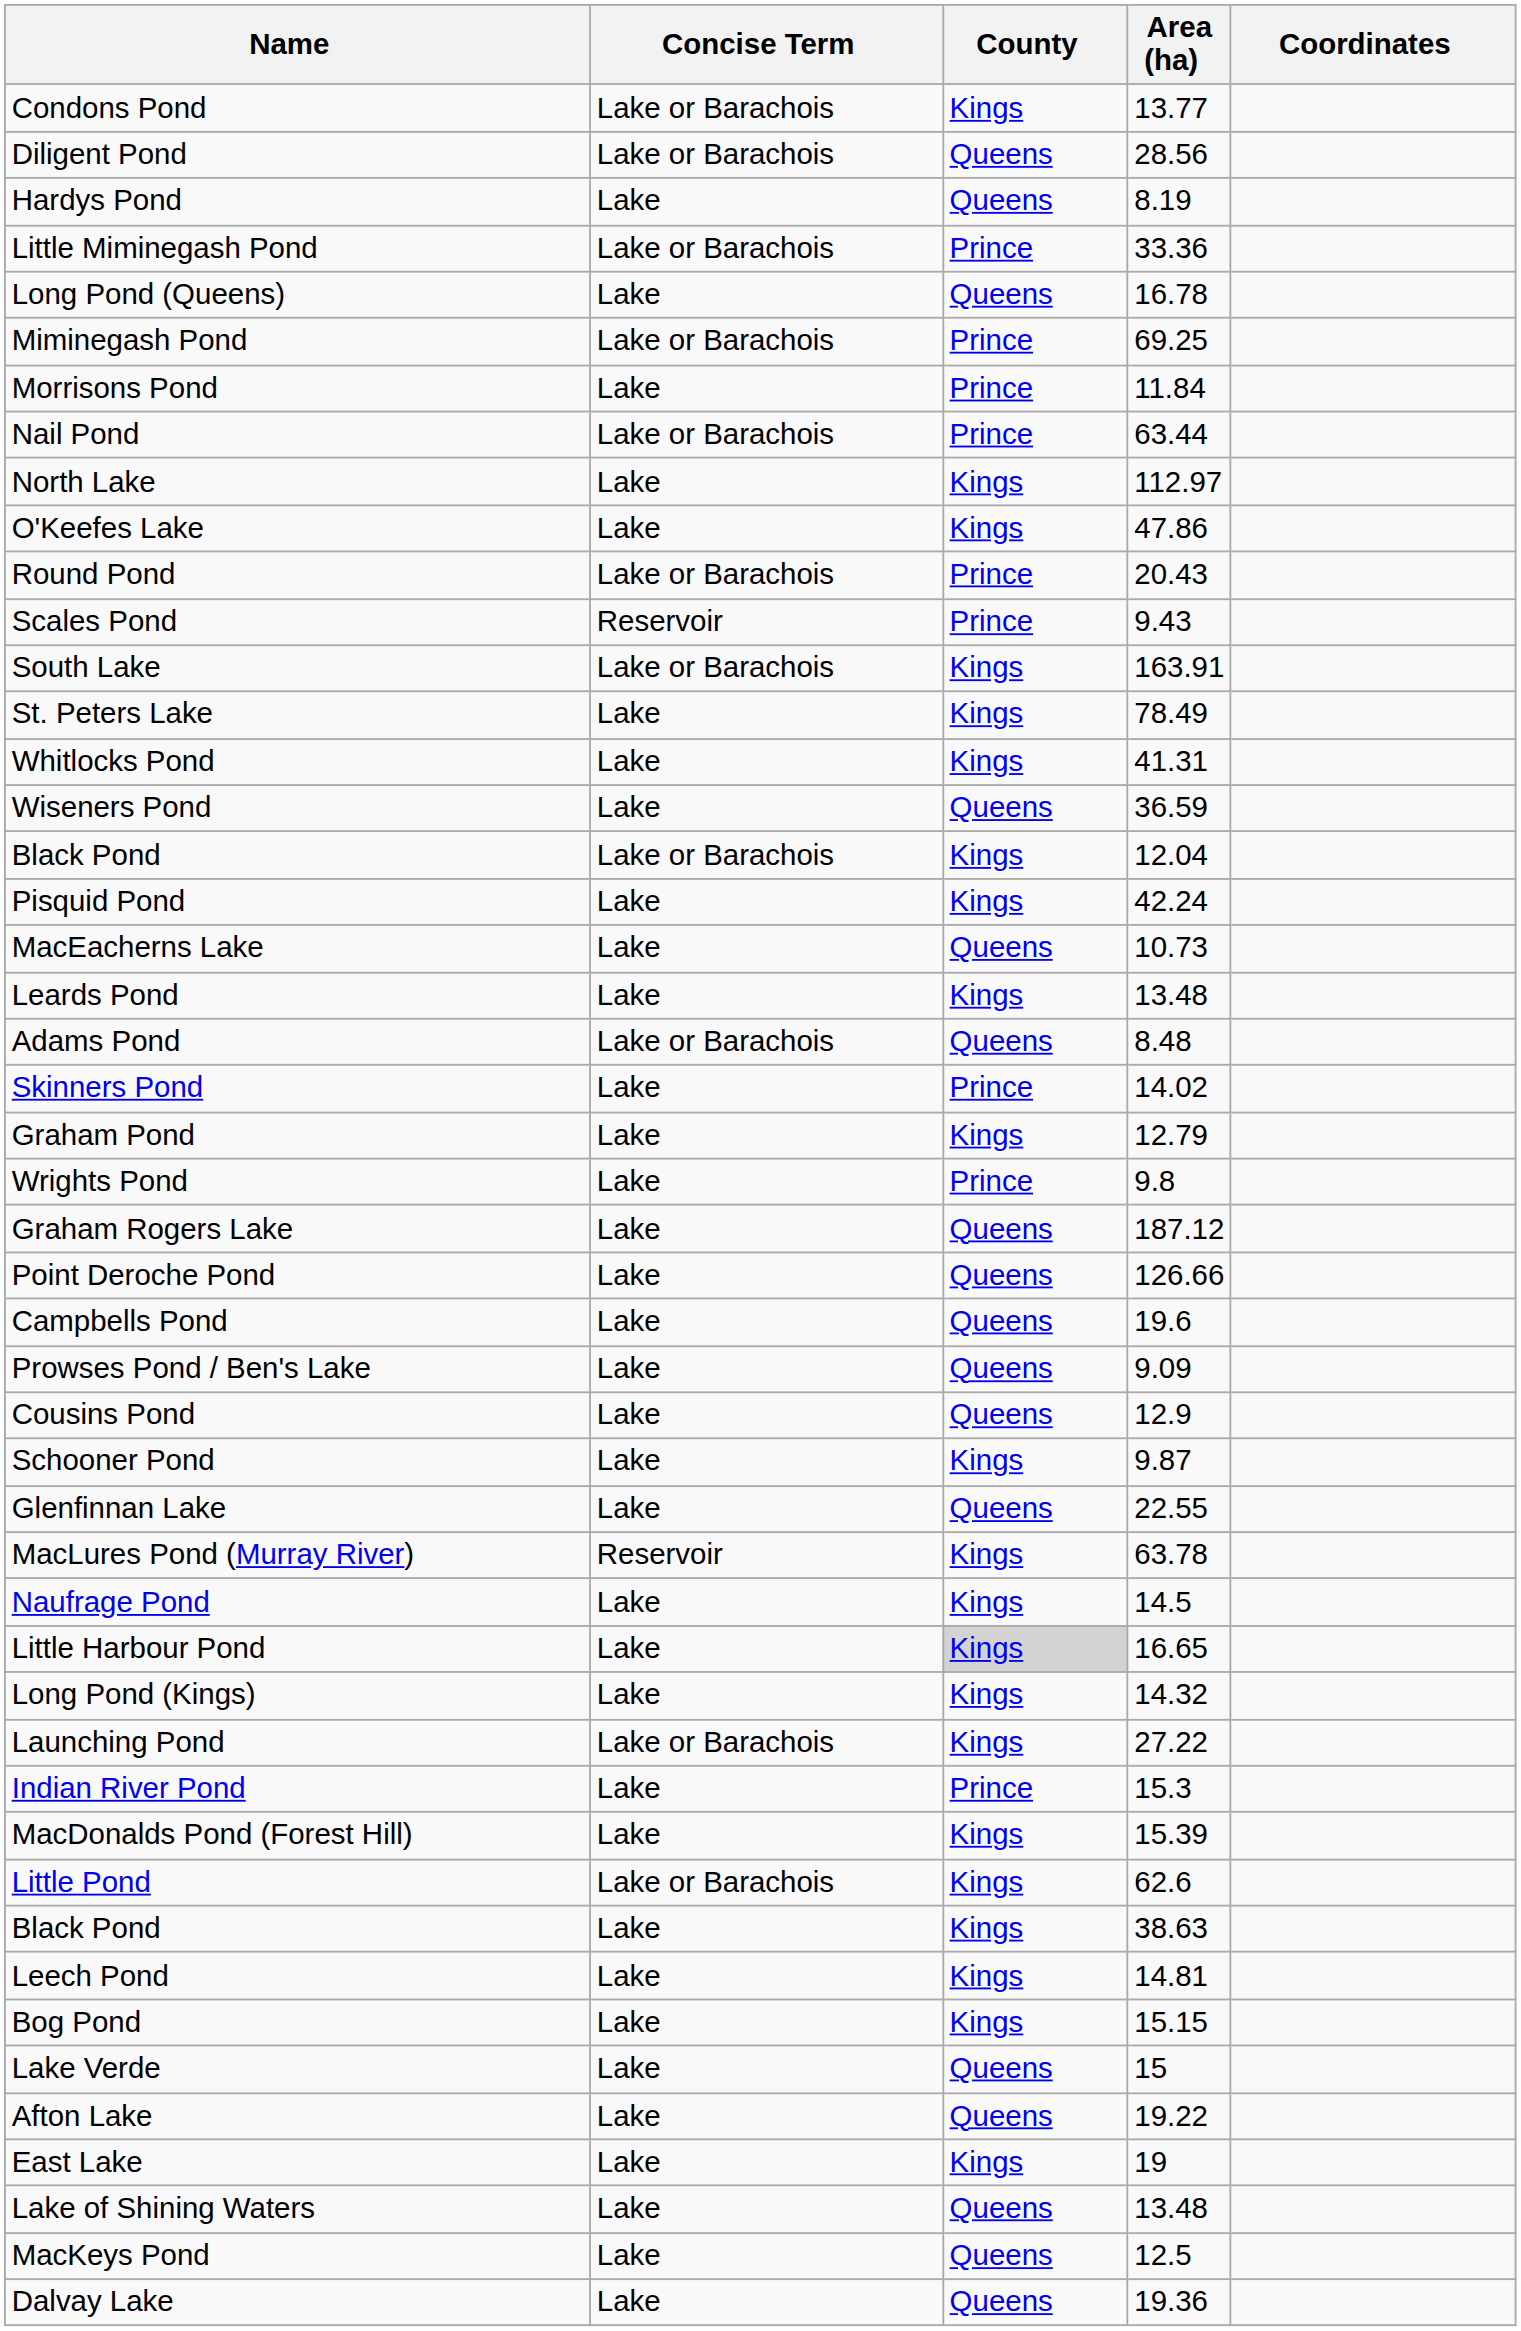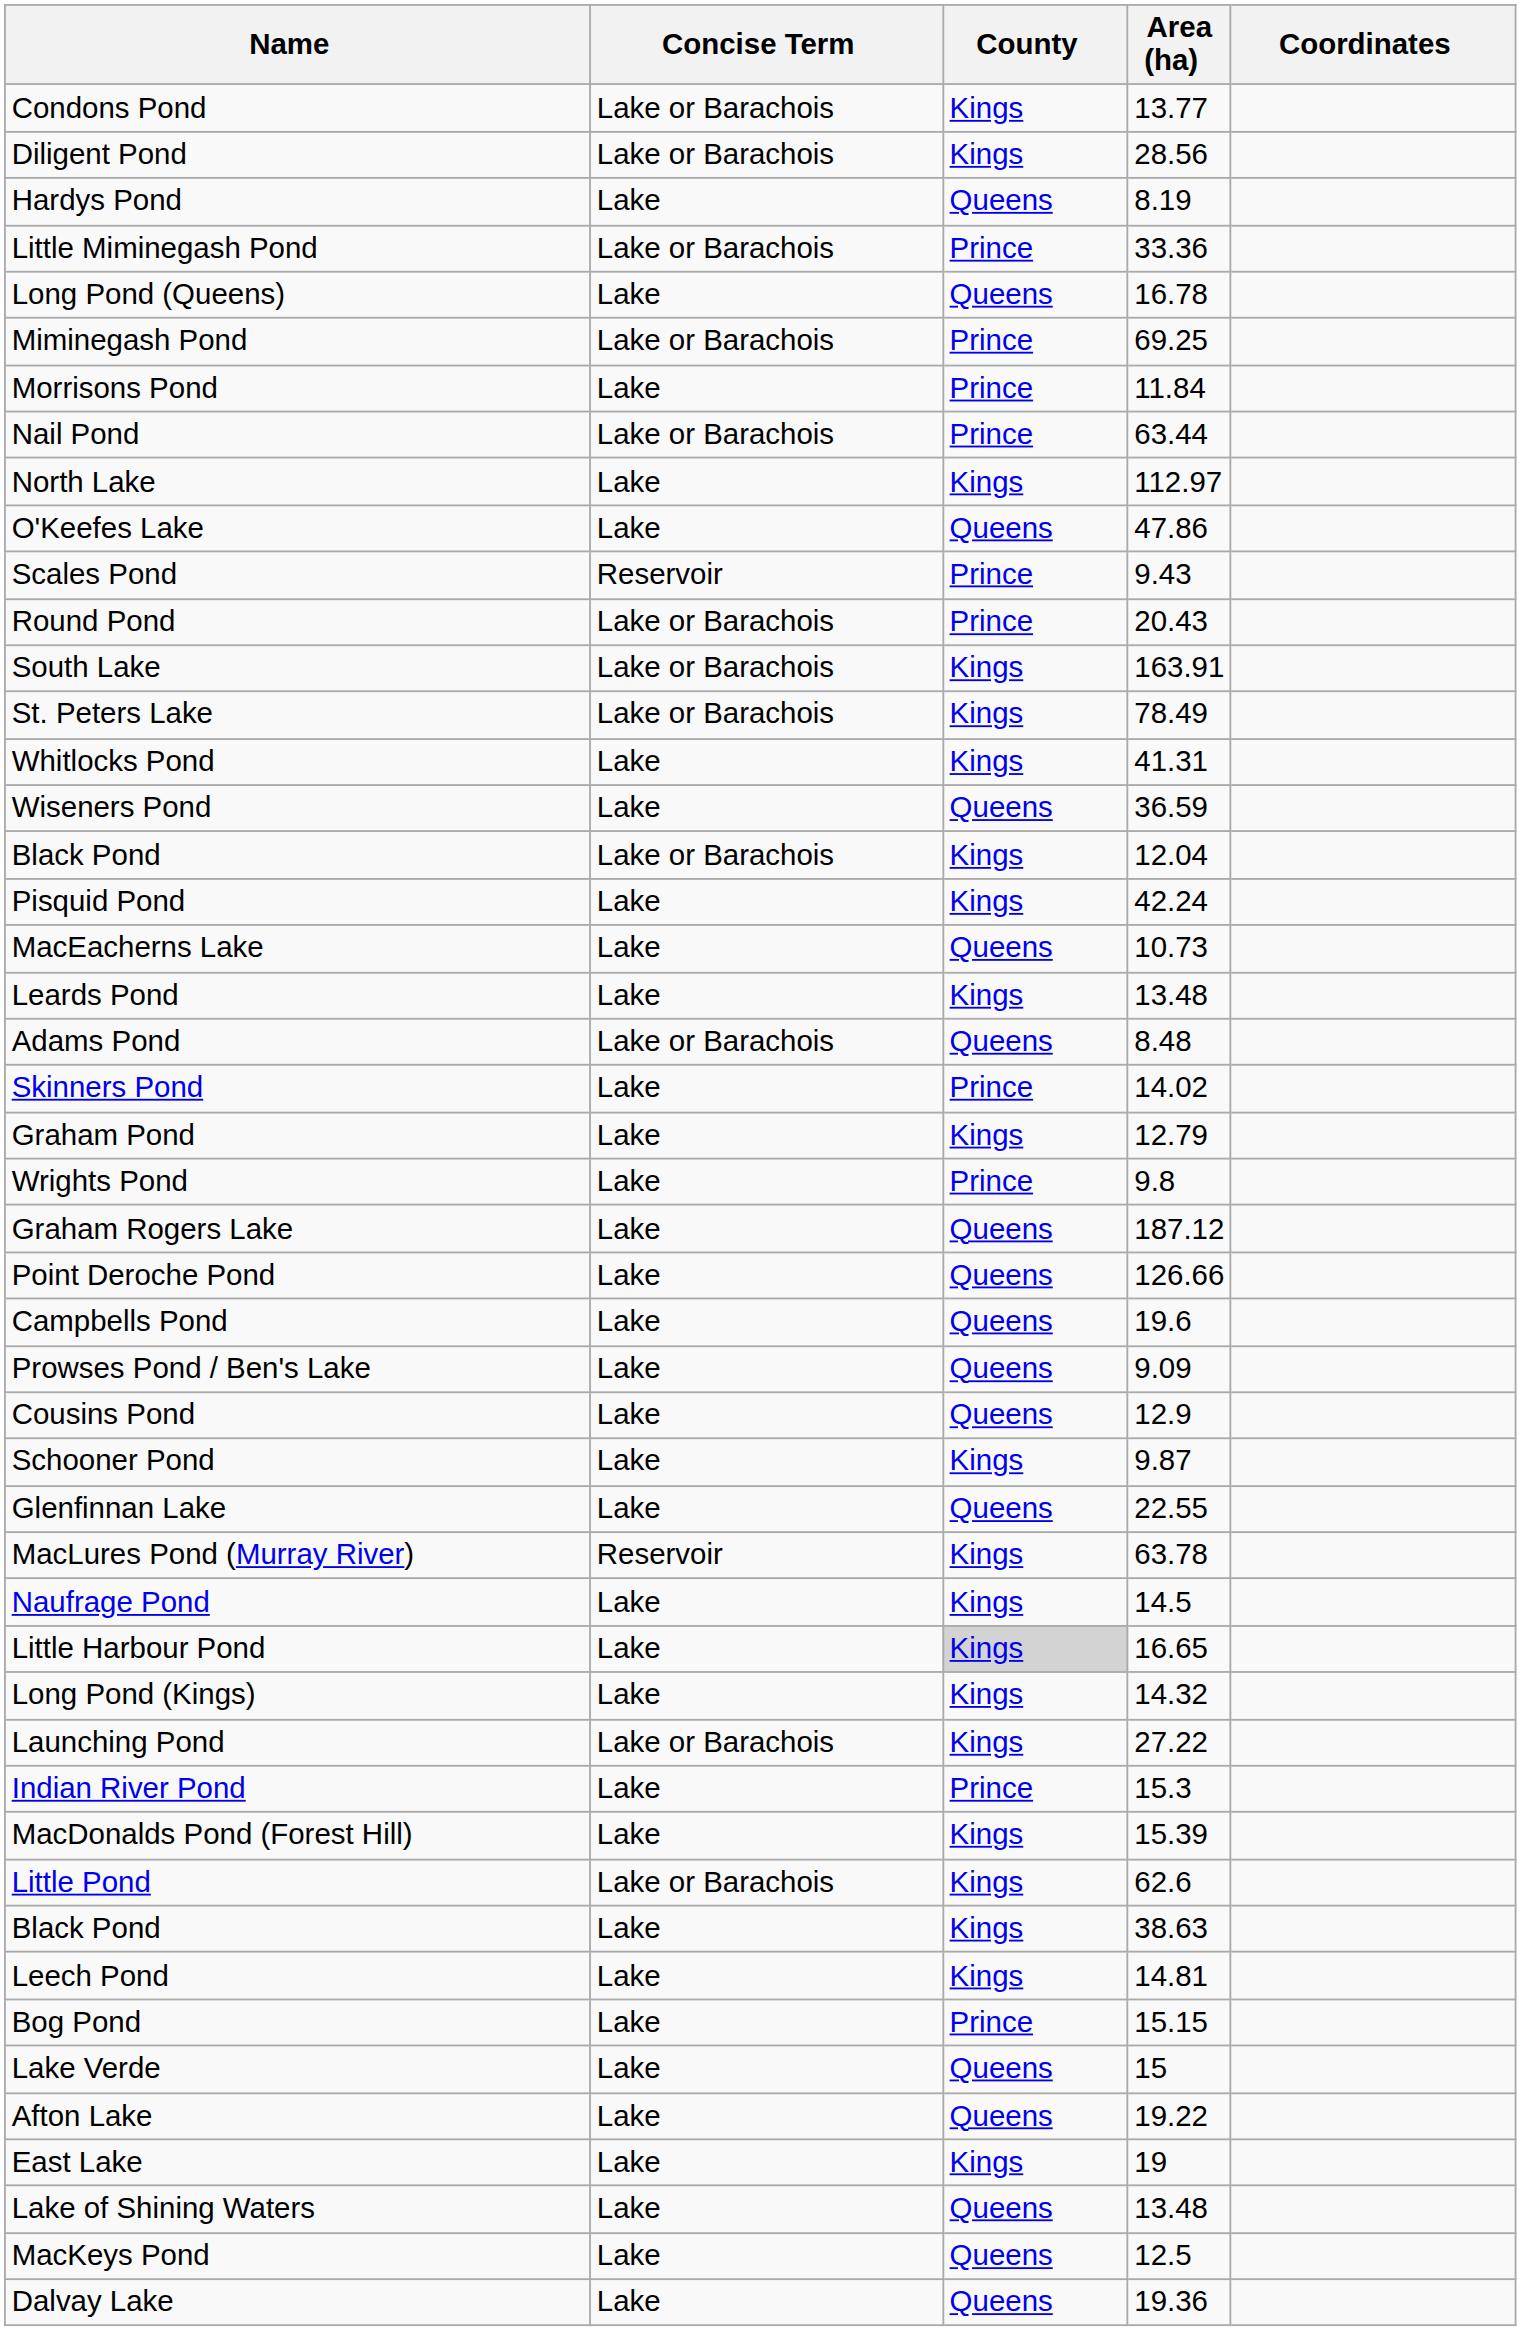(1001, 154) Queens -> (986, 154) Kings
(986, 527) Kings -> (1001, 527) Queens
rows swapped: (94, 574) <-> (94, 621)
(629, 714) Lake -> (715, 714) Lake or Barachois
(986, 2021) Kings -> (991, 2021) Prince
